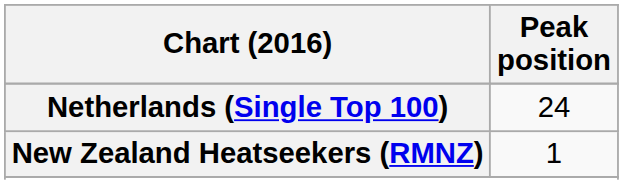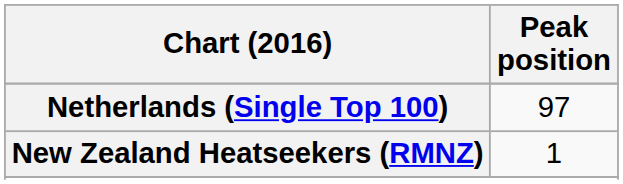(554, 107) 24 -> (554, 107) 97
